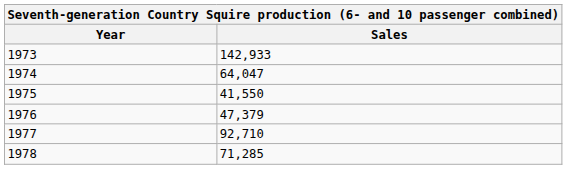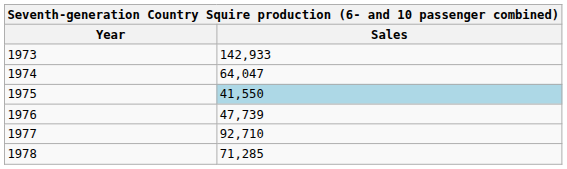(242, 94) no background -> (242, 94) lightblue background
(242, 114) 47,379 -> (242, 114) 47,739
